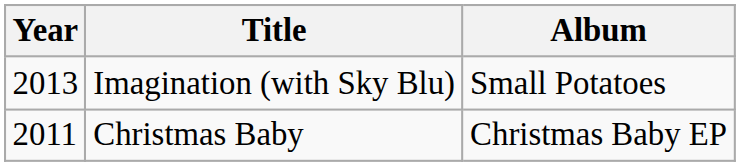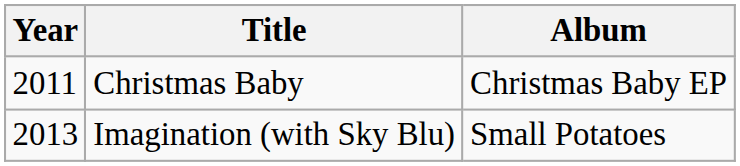rows swapped: (199, 134) <-> (274, 82)
